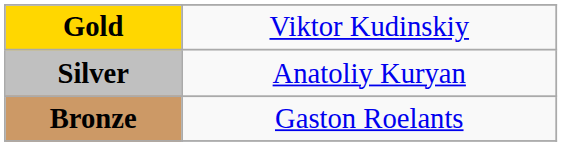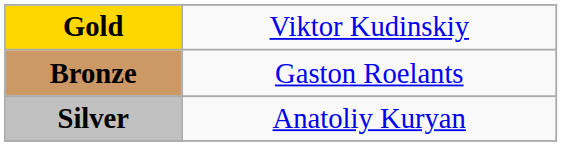rows swapped: (93, 72) <-> (93, 118)
